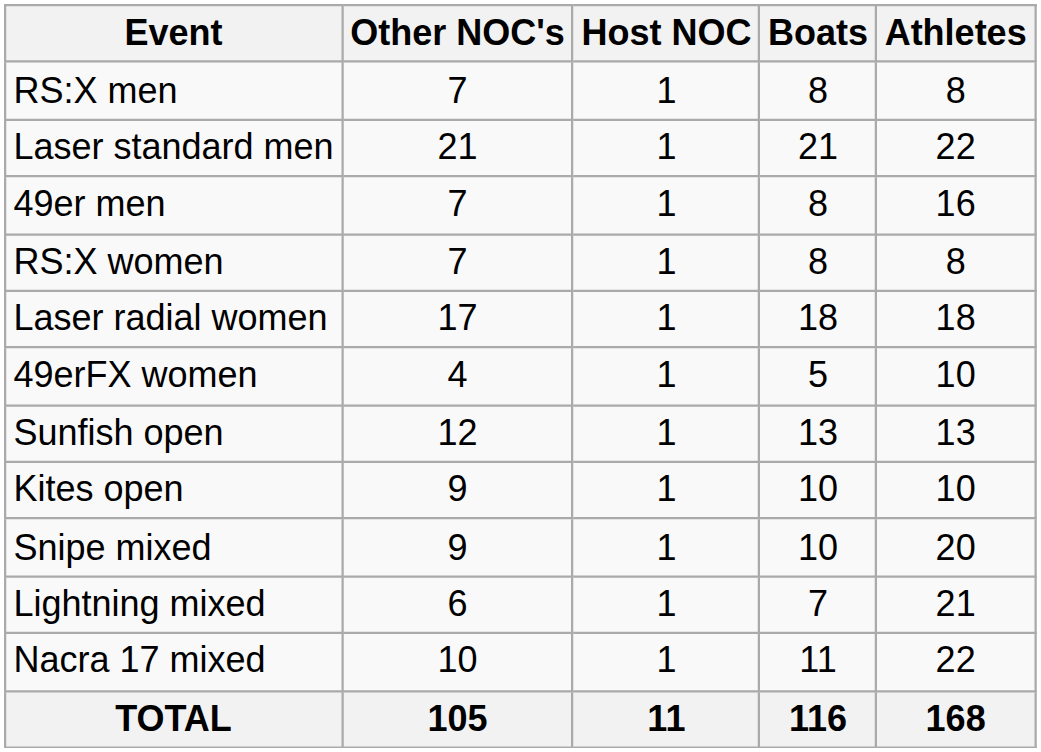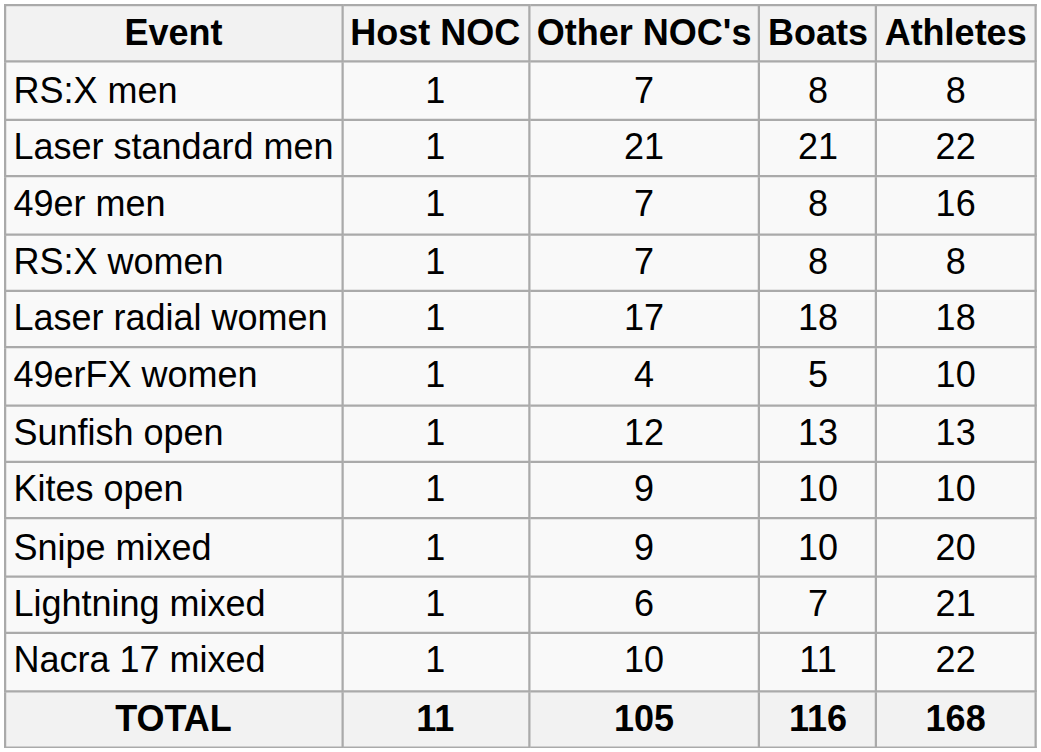columns swapped: (666, 33) <-> (458, 33)
